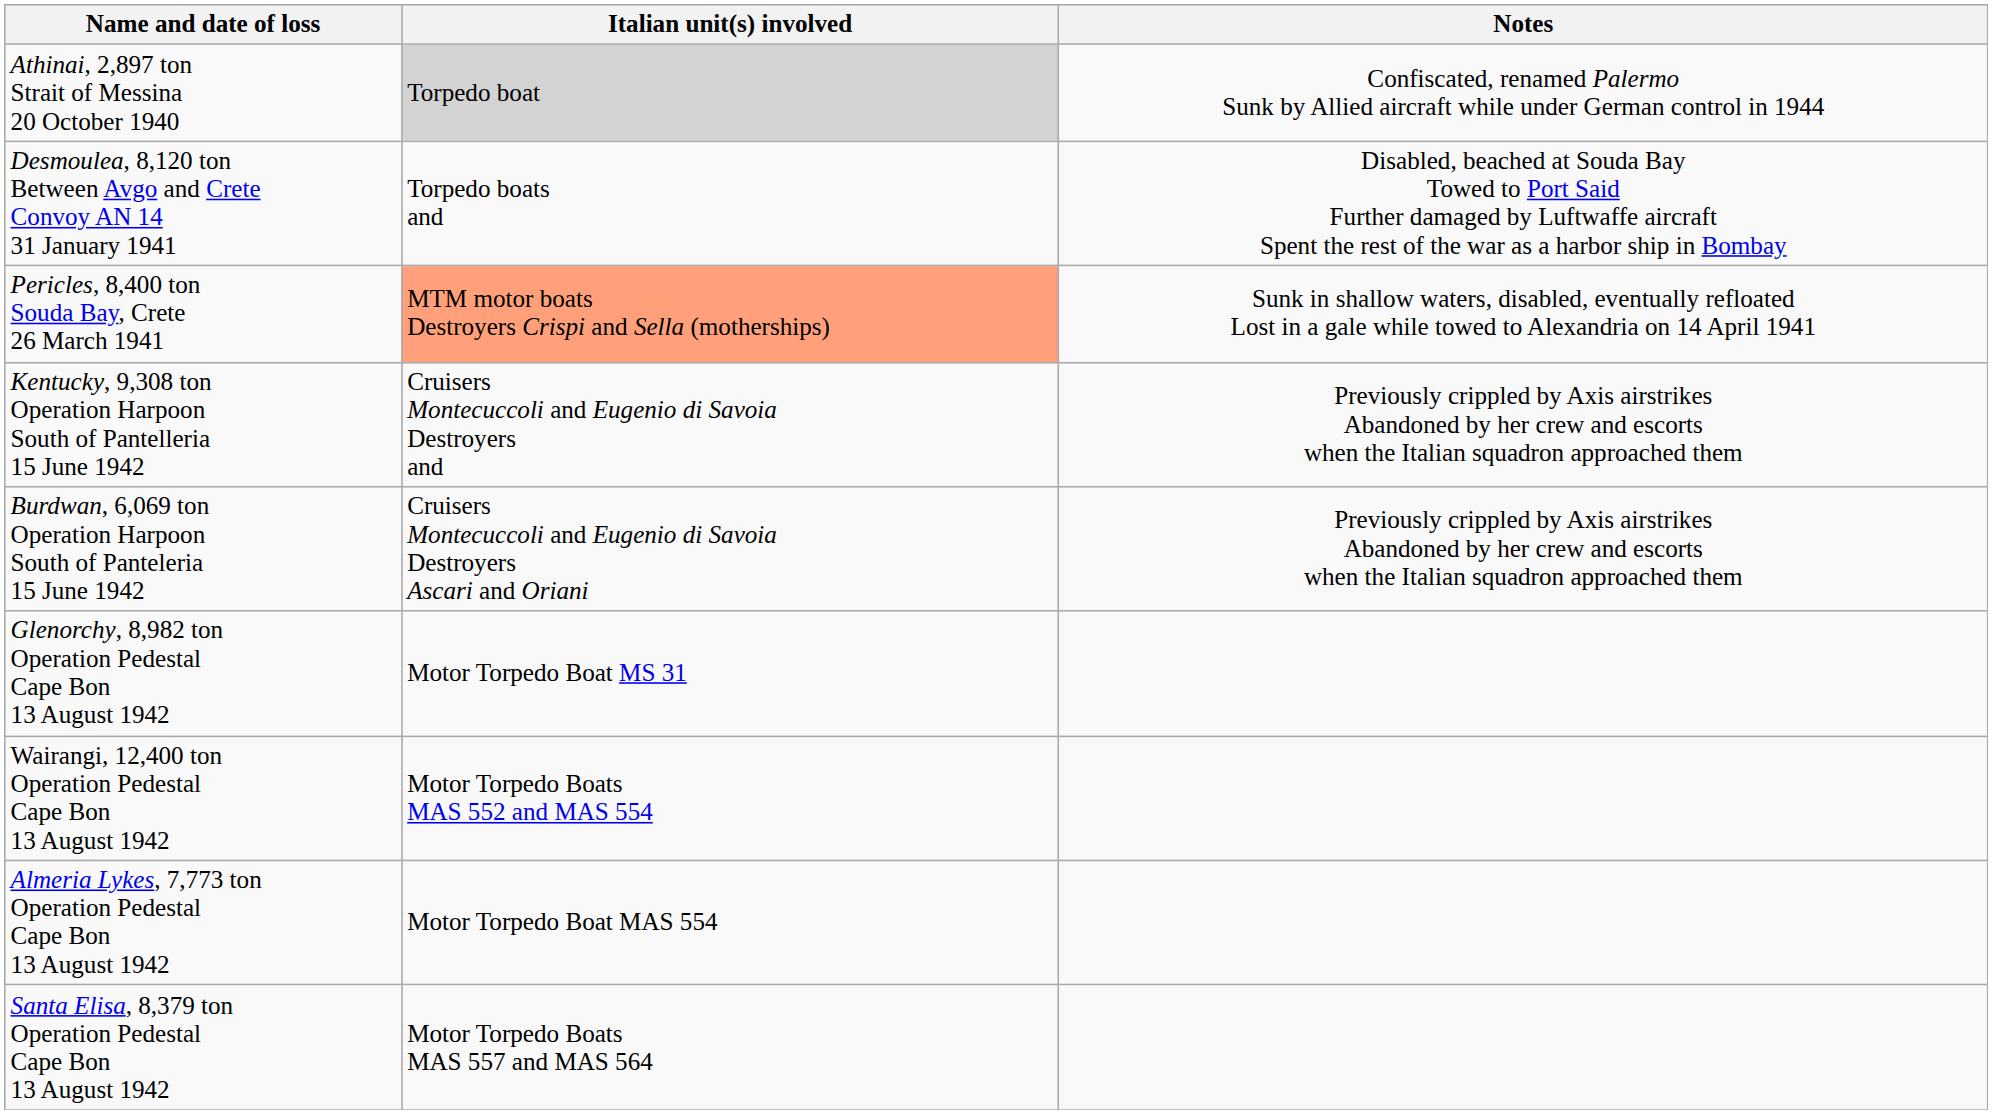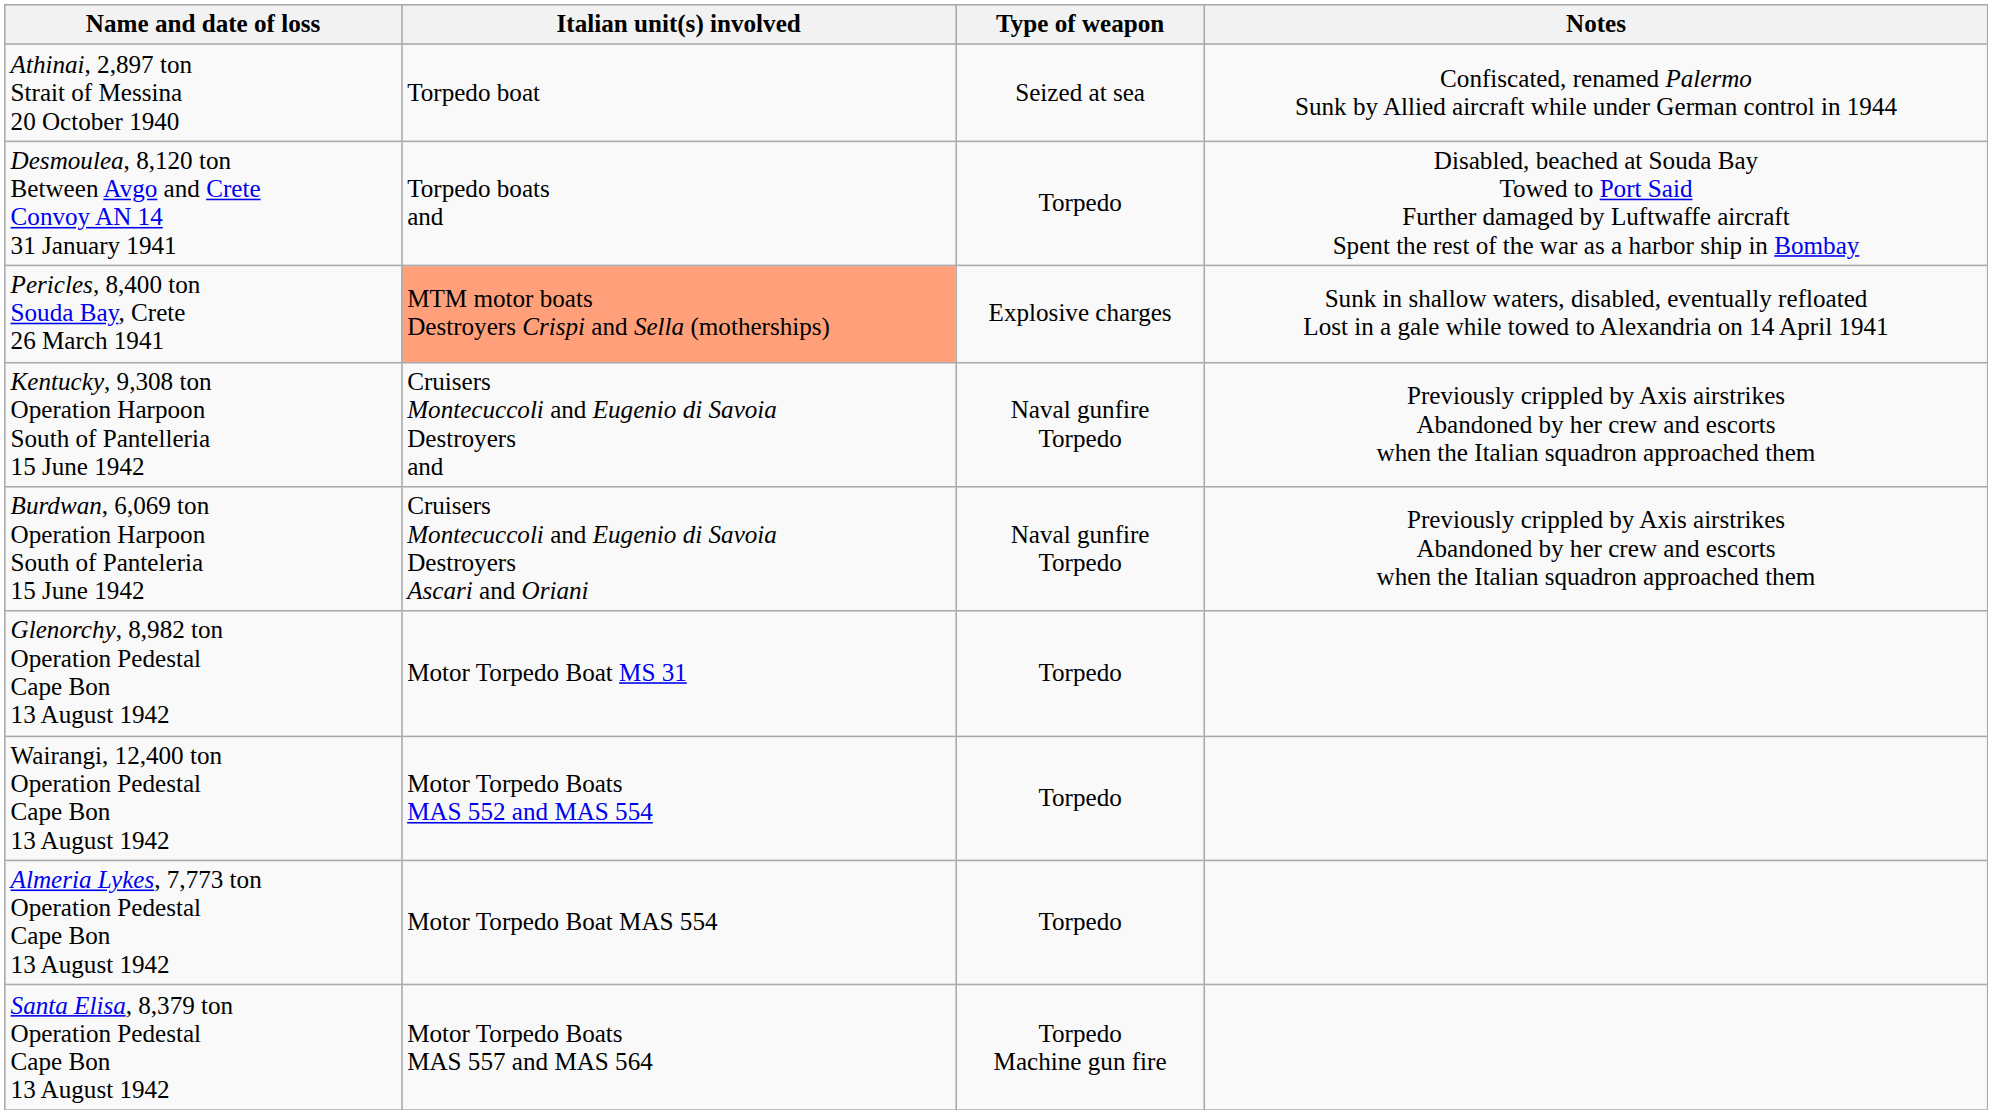+ column: (1080, 24)
(474, 92) lightgrey background -> (474, 92) no background
